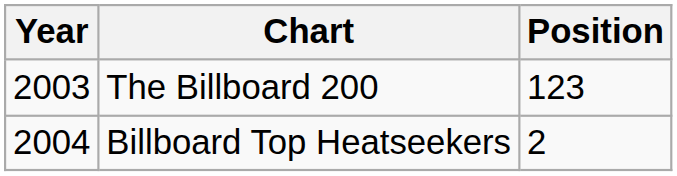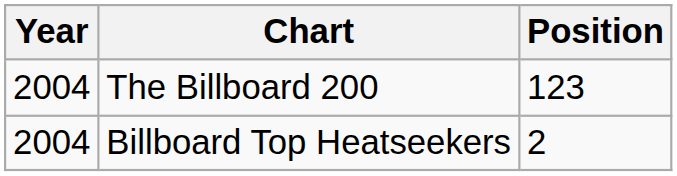(52, 87) 2003 -> (52, 87) 2004
